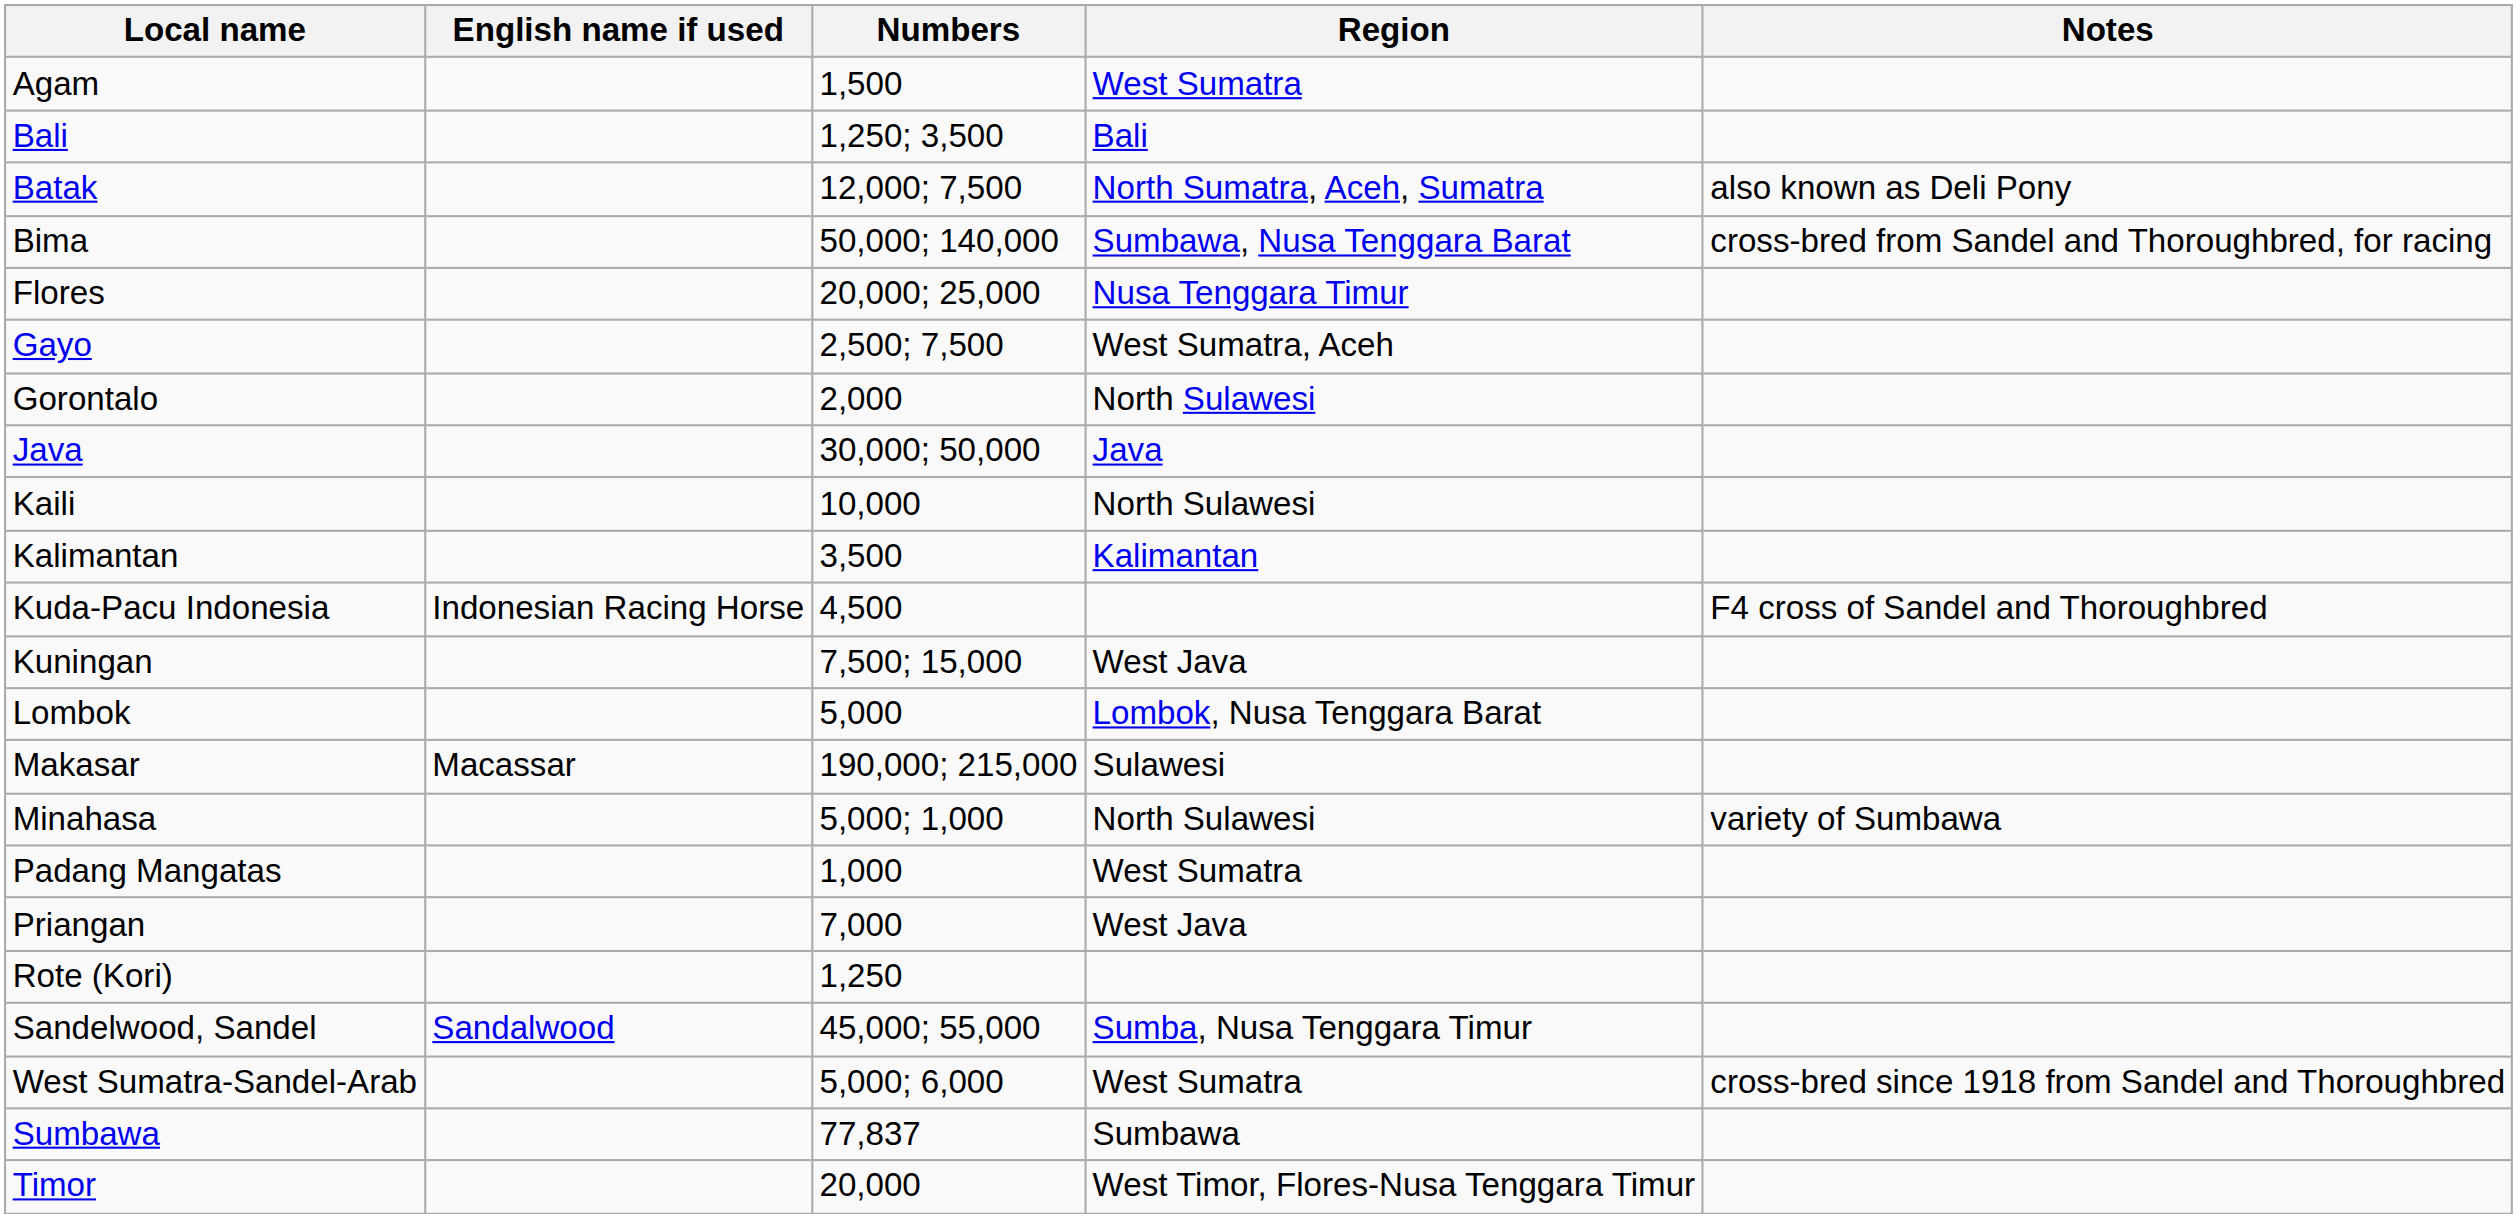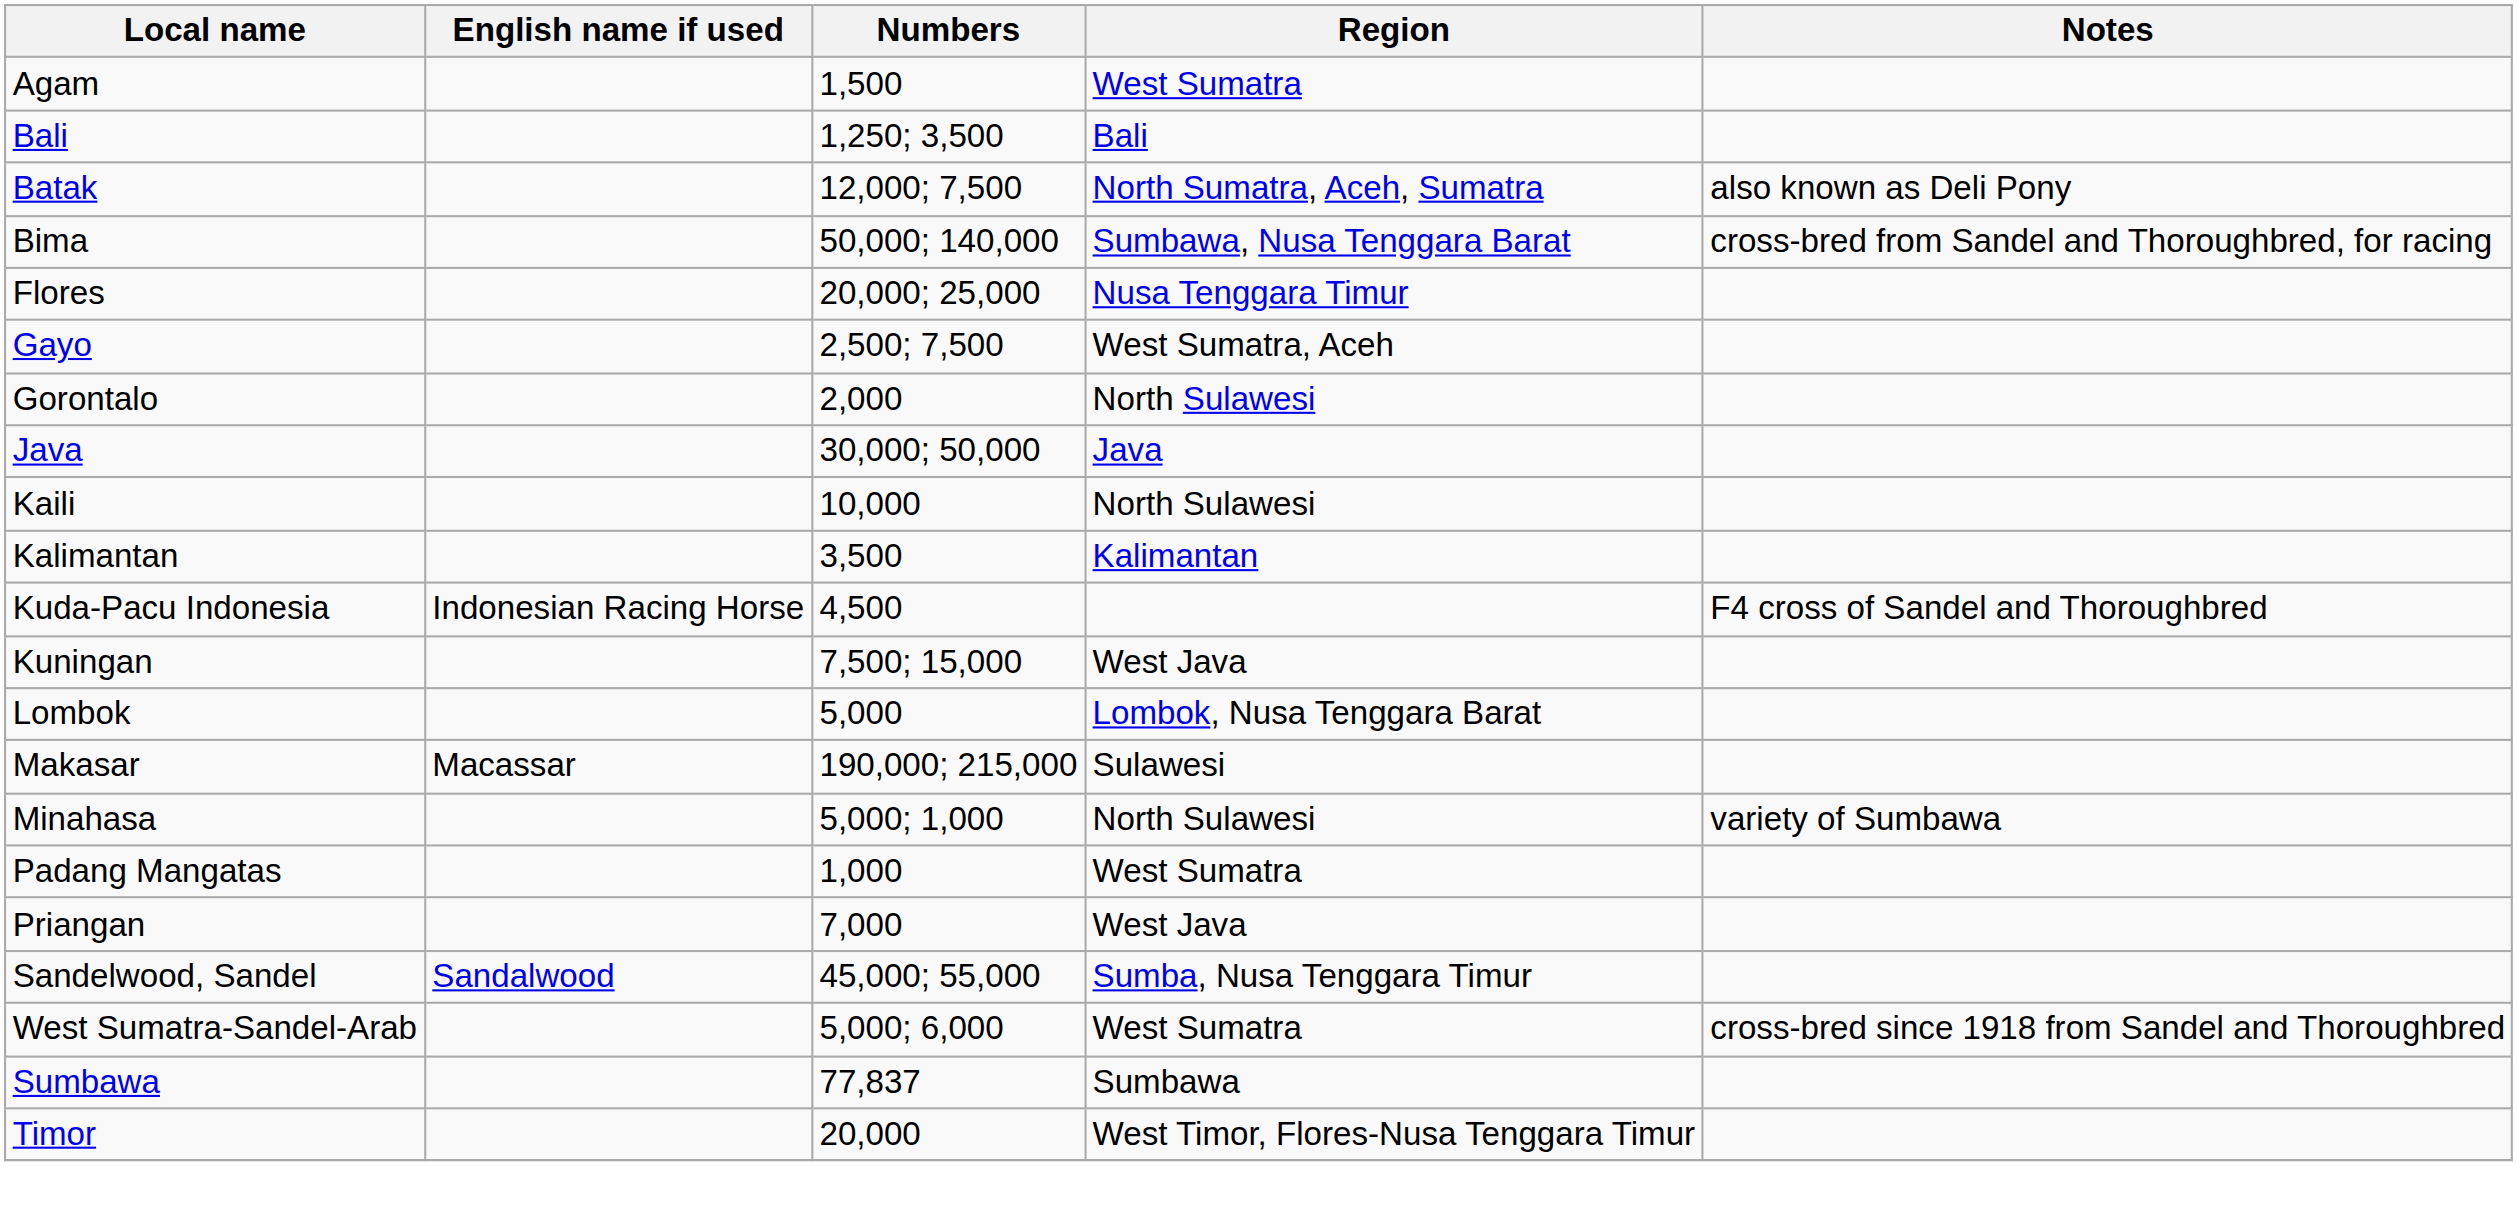- row: (93, 976)
